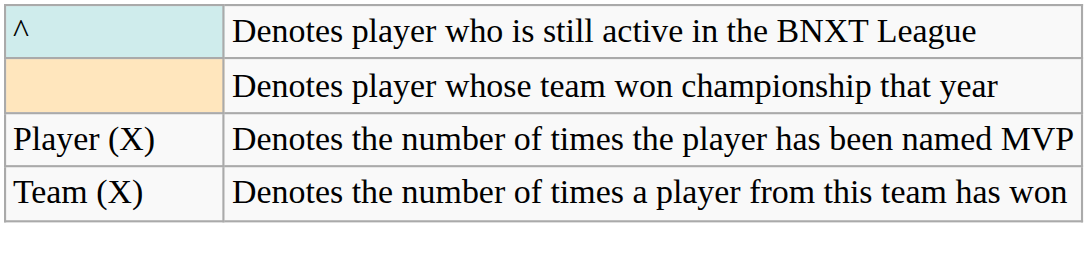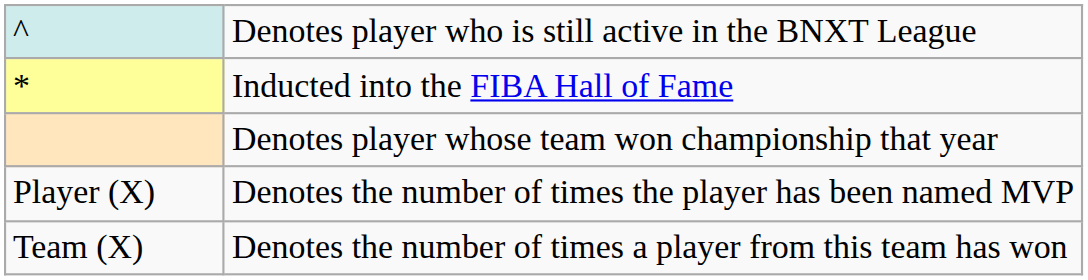+ row: (21, 85)
